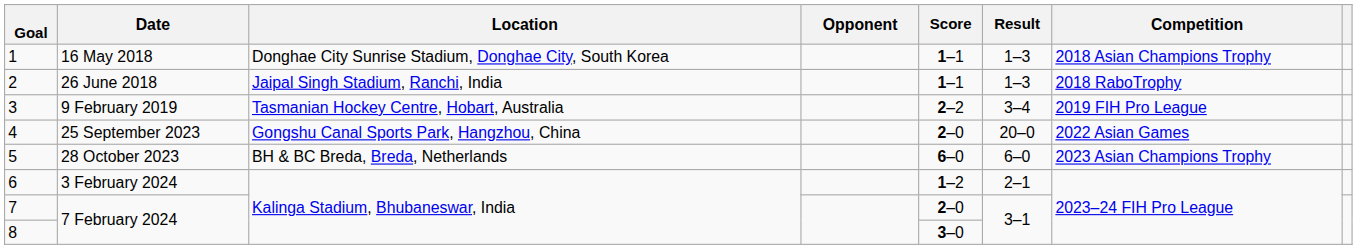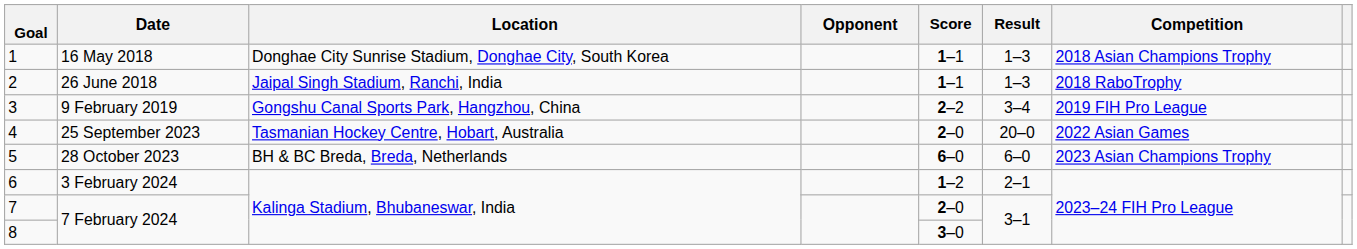(408, 108) Tasmanian Hockey Centre, Hobart, Australia -> (416, 108) Gongshu Canal Sports Park, Hangzhou, China
(416, 133) Gongshu Canal Sports Park, Hangzhou, China -> (408, 133) Tasmanian Hockey Centre, Hobart, Australia
